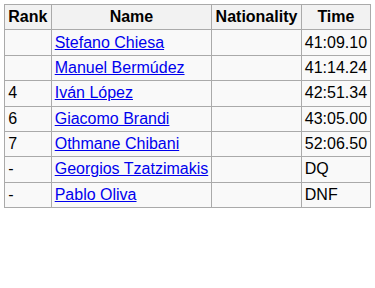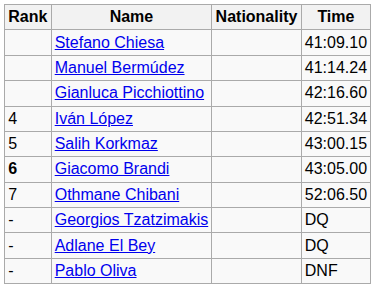+ row: (129, 93)
+ row: (106, 144)
(13, 118) normal -> (13, 169) bold
+ row: (105, 245)
